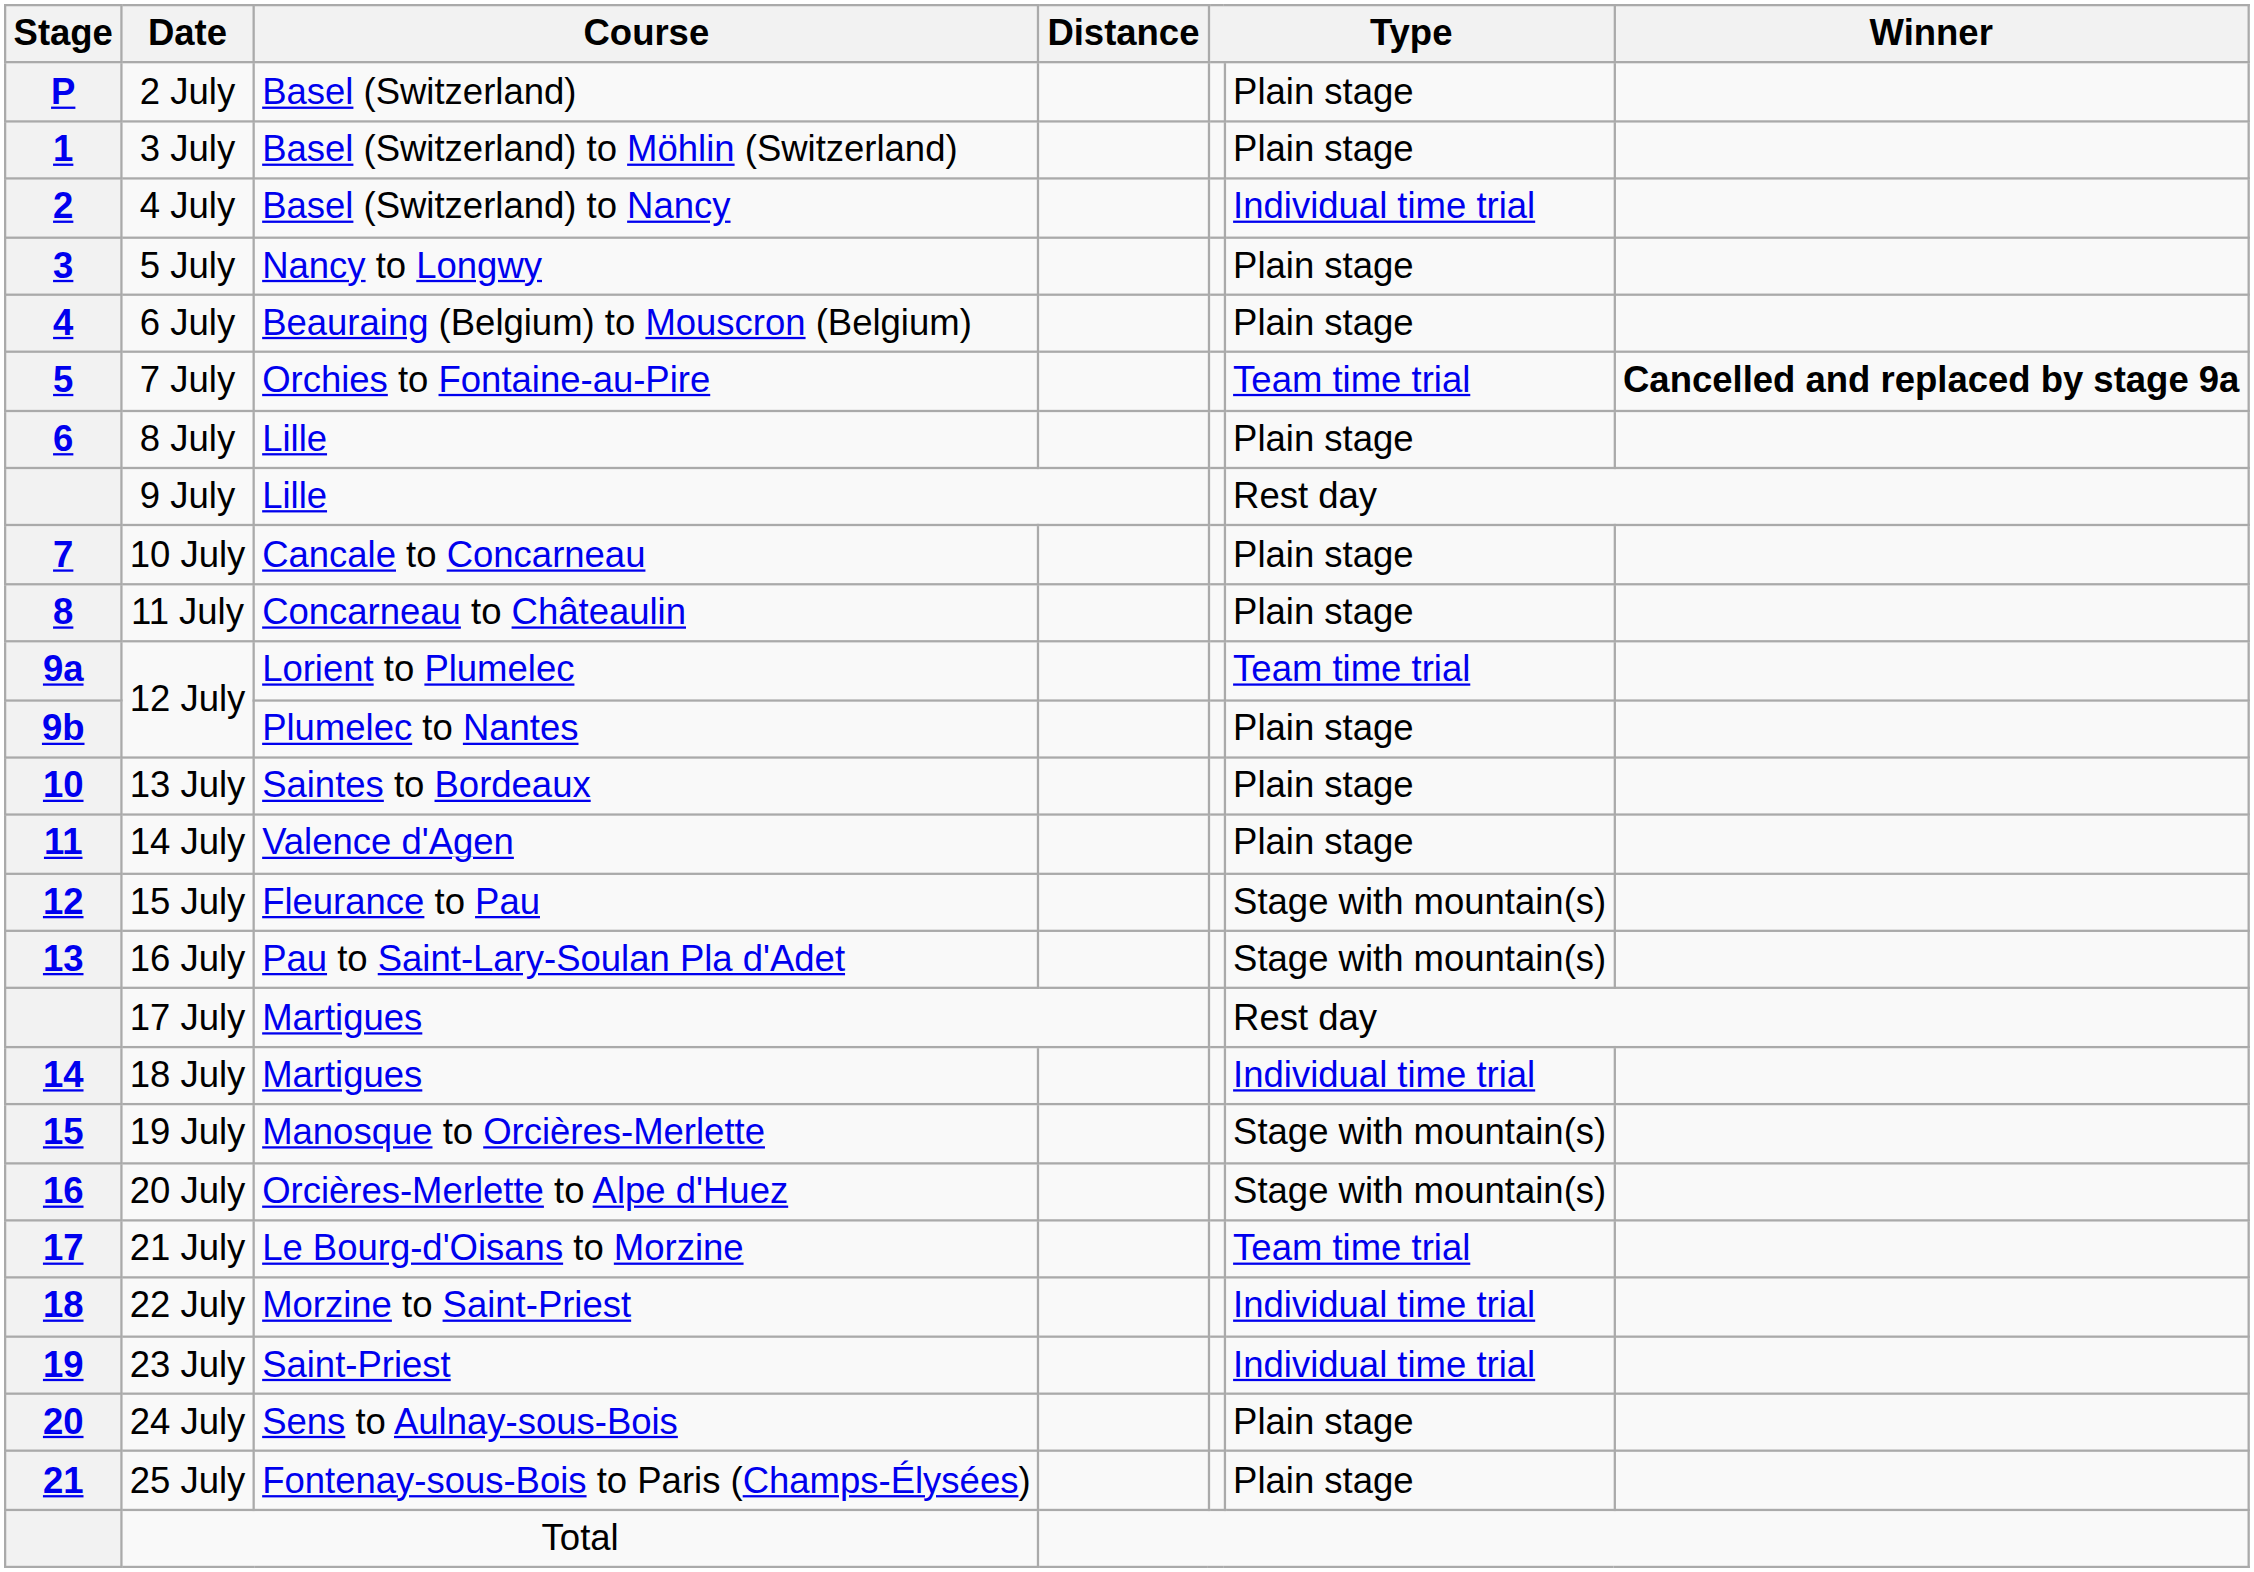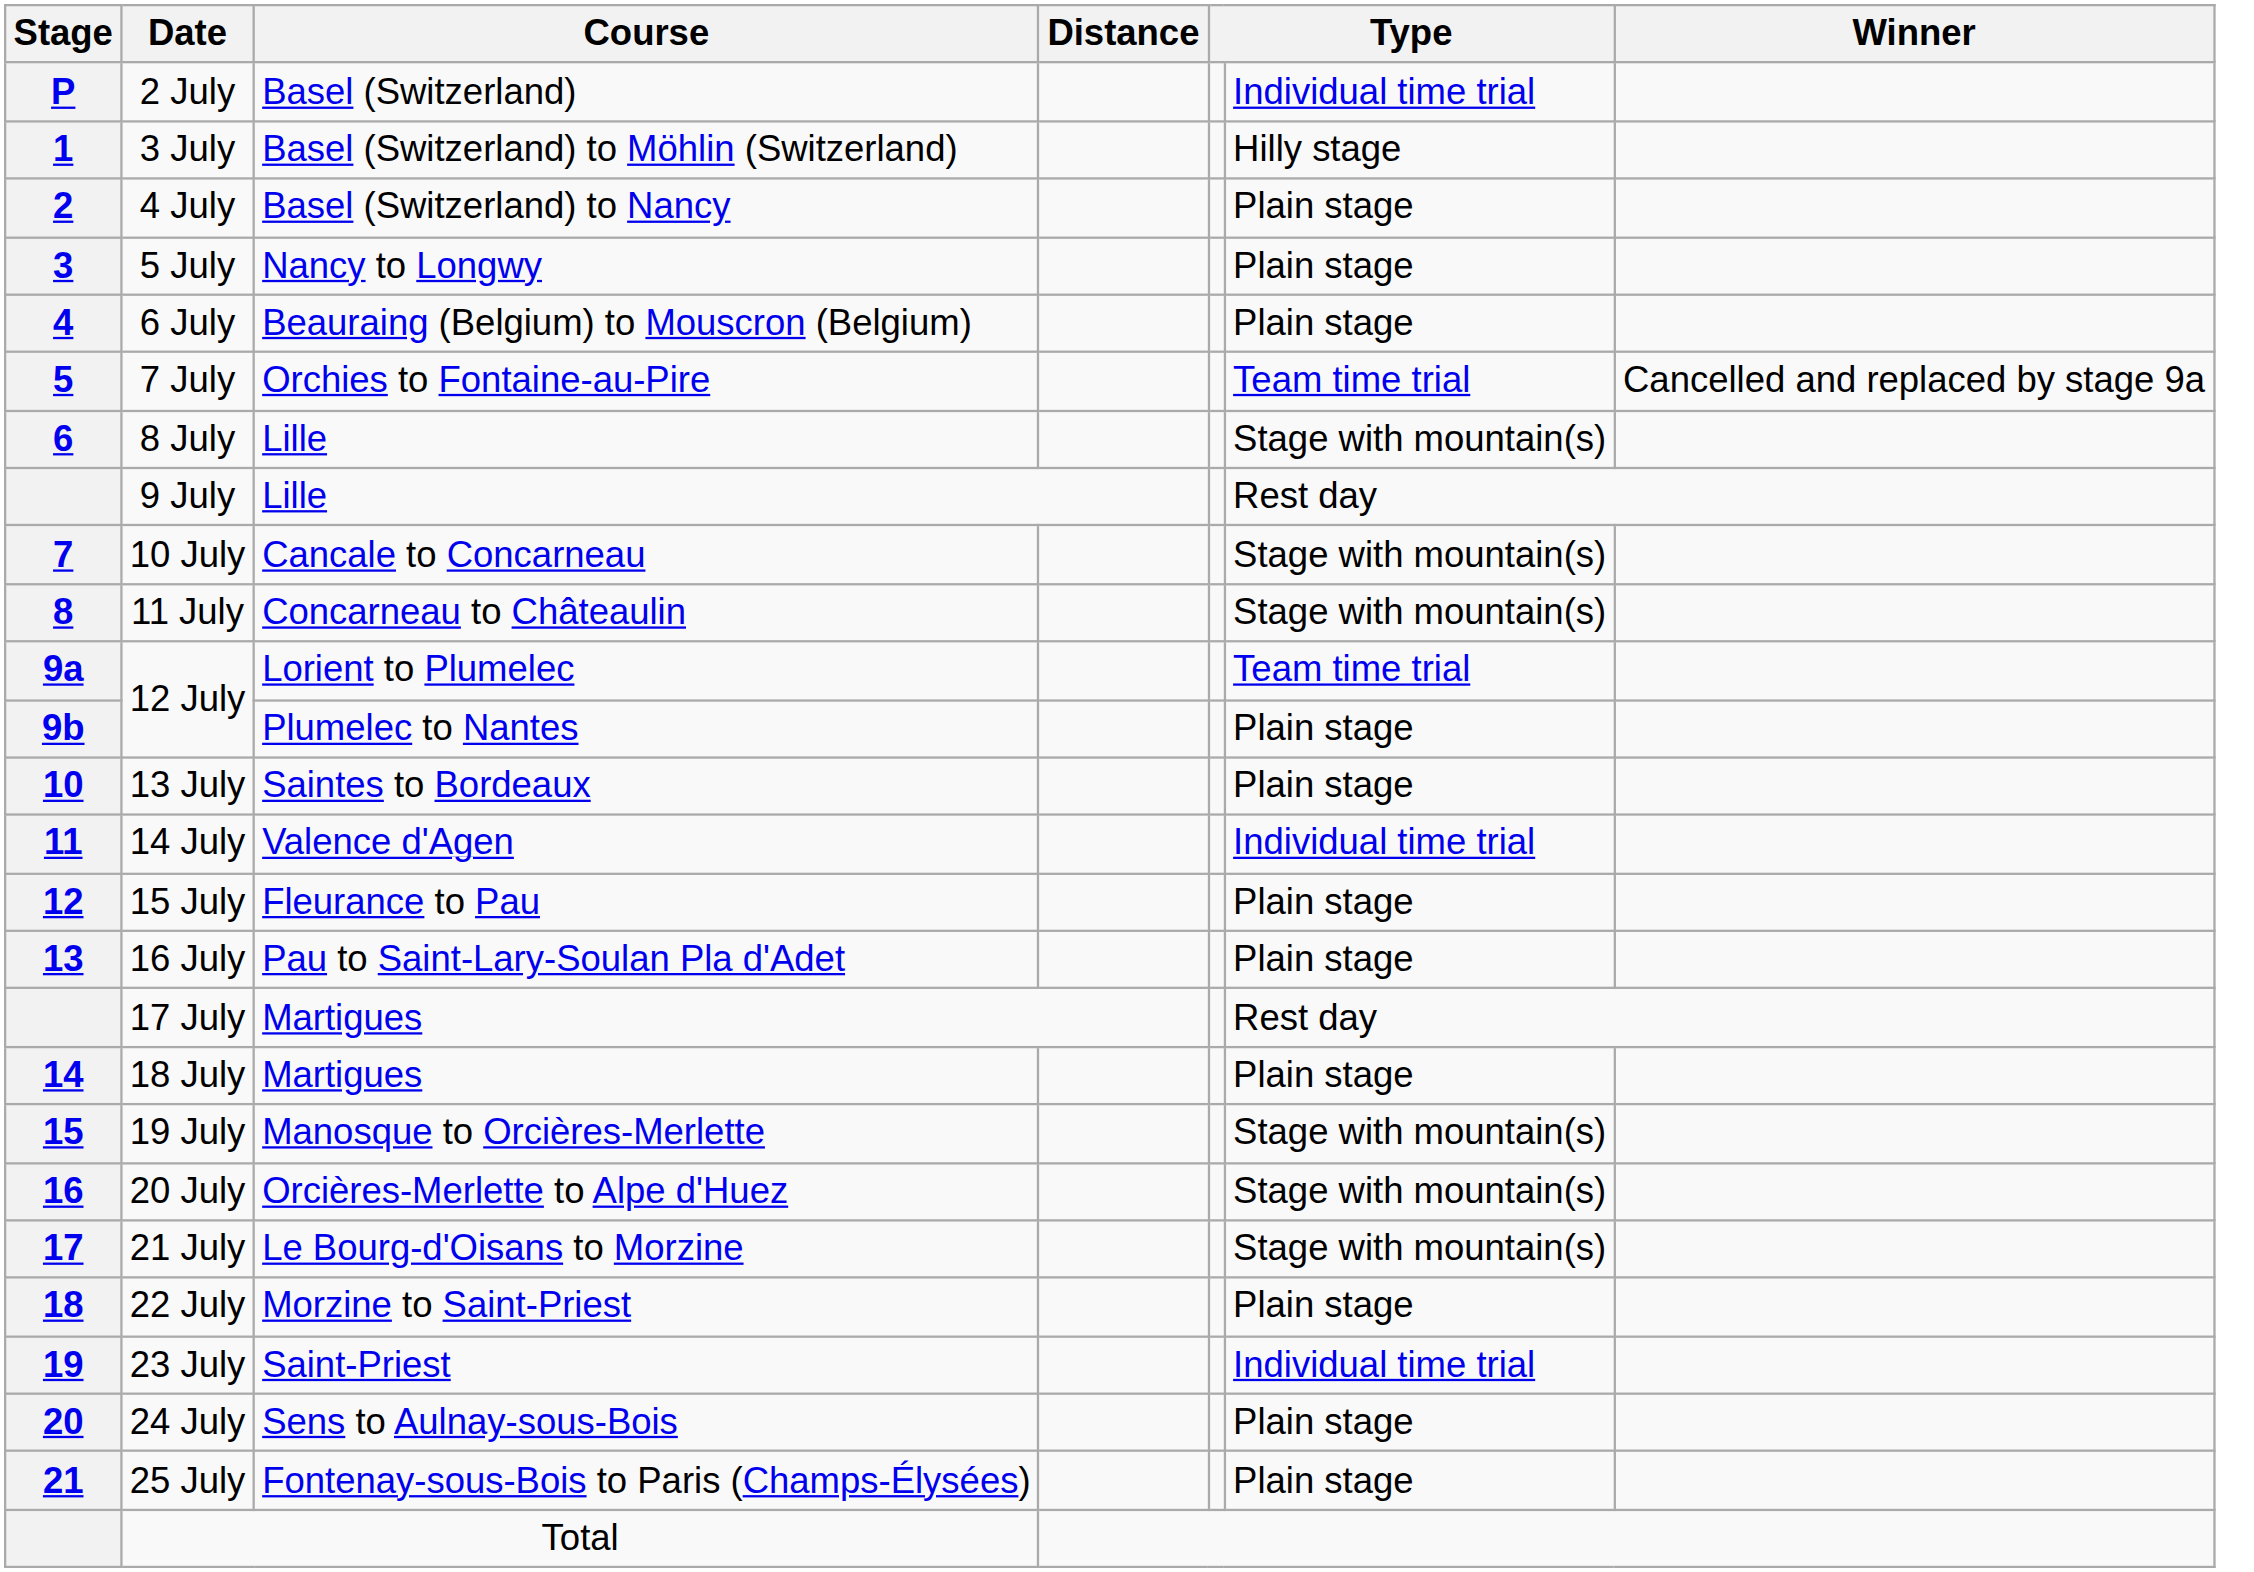(1323, 91) Plain stage -> (1384, 91) Individual time trial
(1323, 149) Plain stage -> (1317, 149) Hilly stage
(1384, 206) Individual time trial -> (1323, 206) Plain stage
(1931, 380) bold -> (1914, 380) normal
(1323, 438) Plain stage -> (1420, 438) Stage with mountain(s)
(1323, 554) Plain stage -> (1420, 554) Stage with mountain(s)
(1323, 611) Plain stage -> (1420, 611) Stage with mountain(s)
(1323, 843) Plain stage -> (1384, 843) Individual time trial
(1420, 901) Stage with mountain(s) -> (1323, 901) Plain stage
(1420, 959) Stage with mountain(s) -> (1323, 959) Plain stage
(1384, 1074) Individual time trial -> (1323, 1074) Plain stage
(1352, 1248) Team time trial -> (1420, 1248) Stage with mountain(s)
(1384, 1306) Individual time trial -> (1323, 1306) Plain stage
